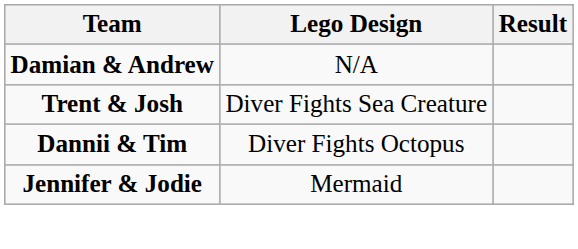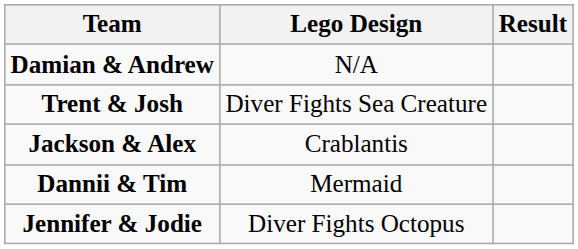+ row: (112, 143)
(356, 143) Diver Fights Octopus -> (356, 183) Mermaid
(356, 183) Mermaid -> (356, 223) Diver Fights Octopus
